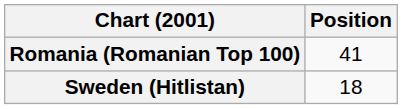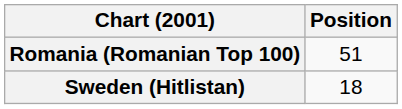(351, 53) 41 -> (351, 53) 51
